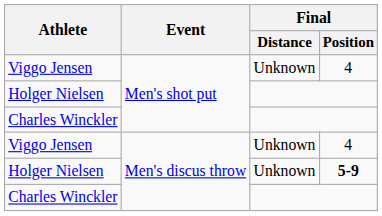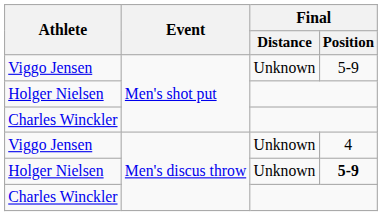(348, 68) 4 -> (348, 68) 5-9
